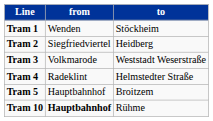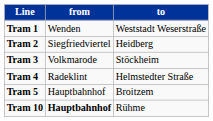(137, 28) Stöckheim -> (161, 28) Weststadt Weserstraße
(161, 60) Weststadt Weserstraße -> (137, 60) Stöckheim
